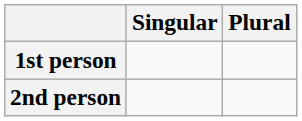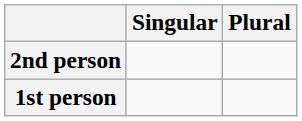rows swapped: (66, 60) <-> (66, 97)
